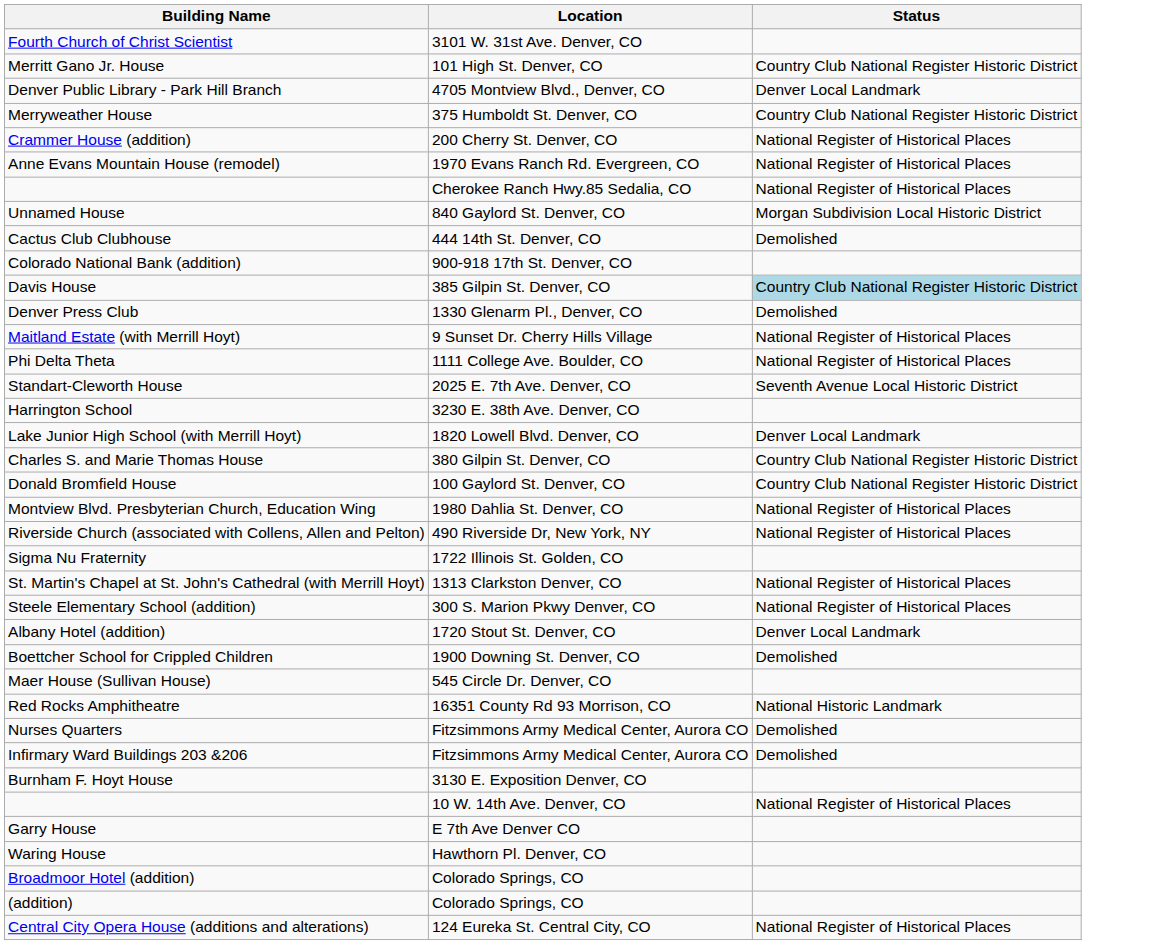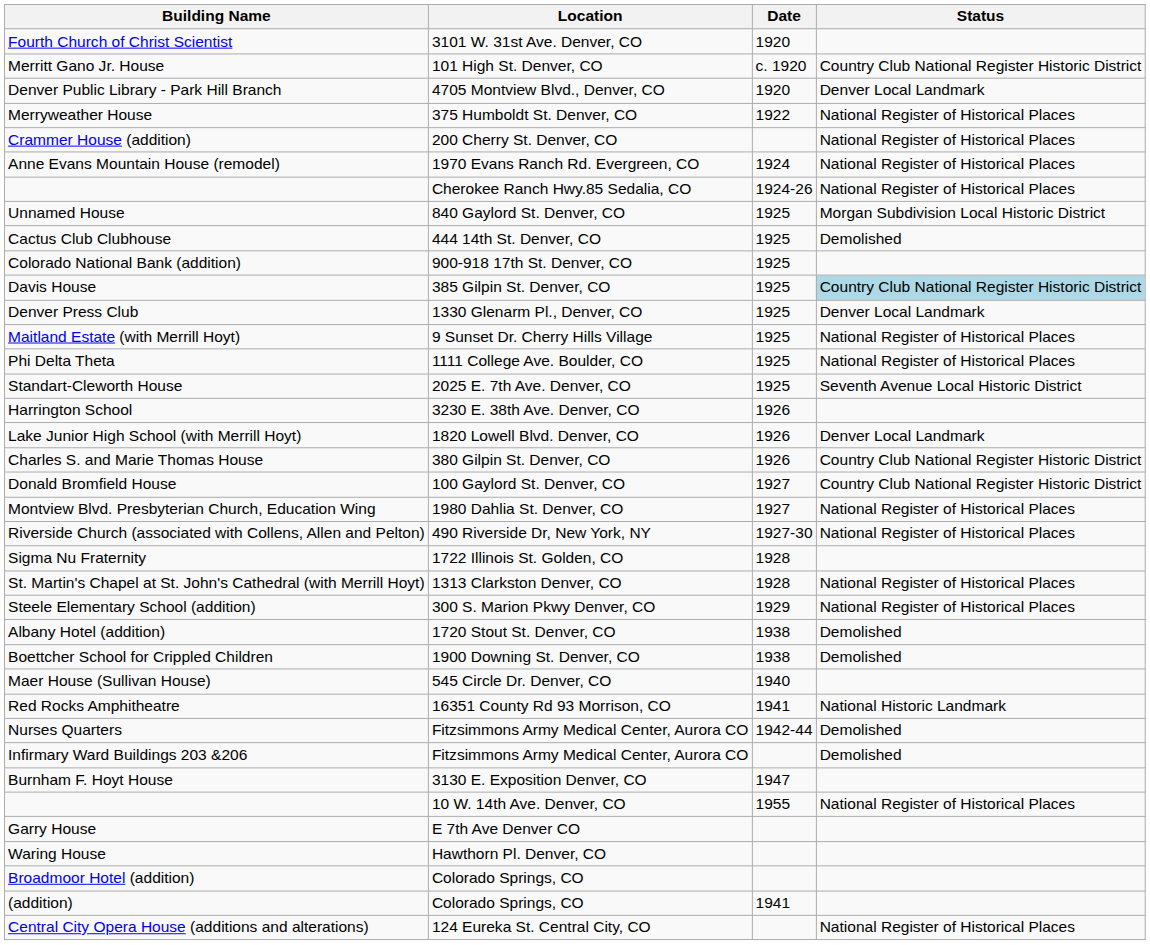+ column: (784, 16)
(916, 115) Country Club National Register Historic District -> (947, 115) National Register of Historical Places
(797, 312) Demolished -> (902, 312) Denver Local Landmark
(838, 632) Denver Local Landmark -> (861, 632) Demolished
